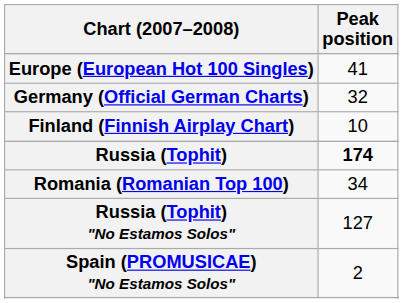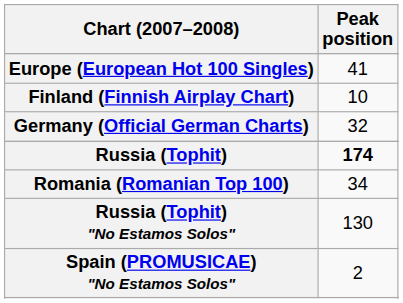rows swapped: (161, 126) <-> (161, 97)
(358, 223) 127 -> (358, 223) 130
